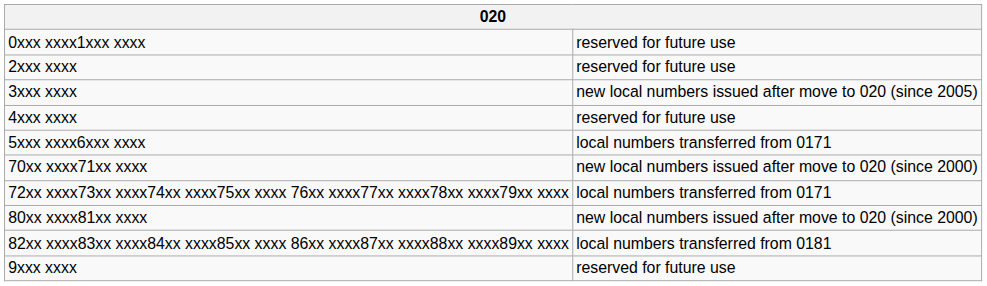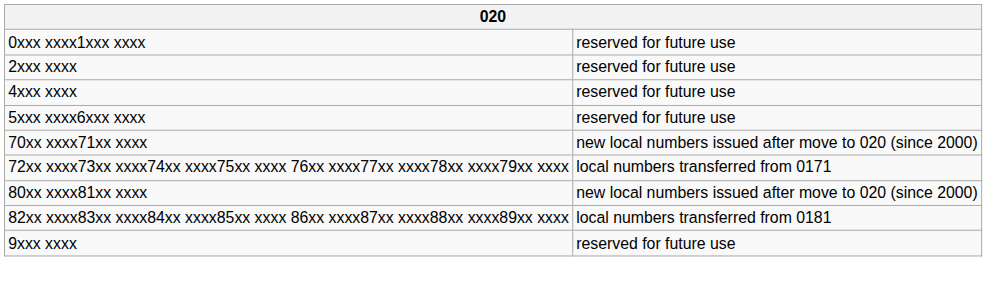- row: (42, 92)
(704, 142) local numbers transferred from 0171 -> (656, 117) reserved for future use
